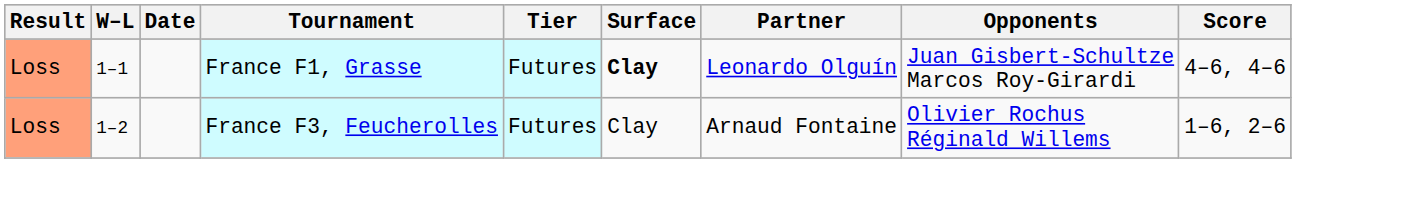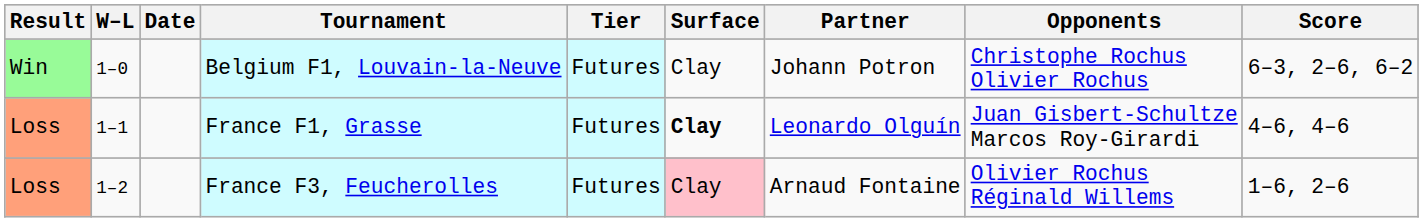+ row: (383, 69)
(633, 128) no background -> (696, 187) pink background
